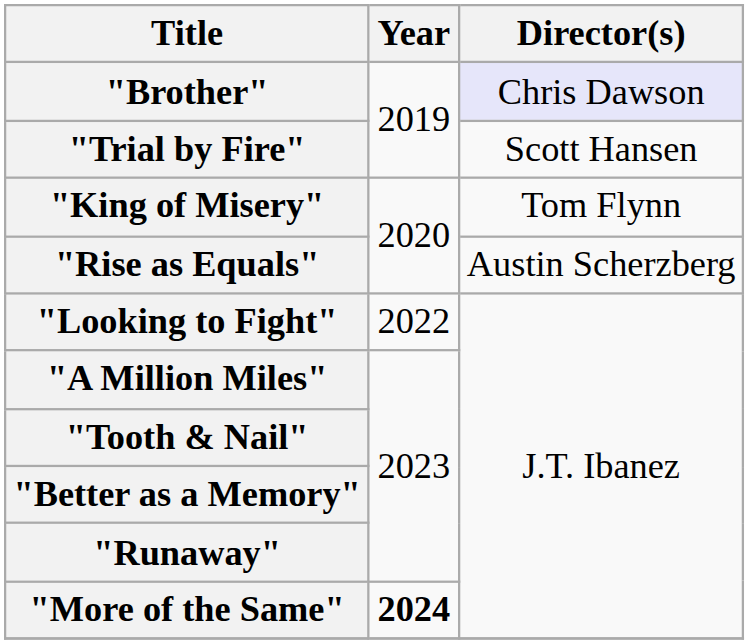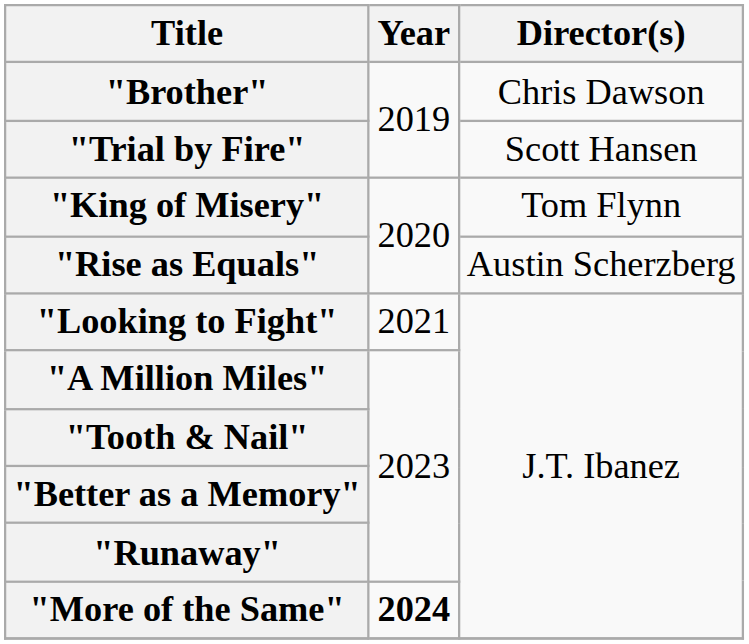(601, 90) lavender background -> (601, 90) no background
(414, 321) 2022 -> (414, 321) 2021
